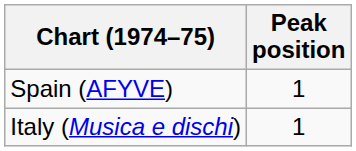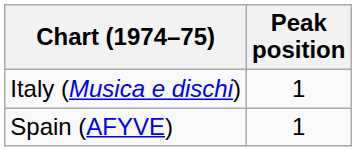rows swapped: (126, 126) <-> (92, 88)
